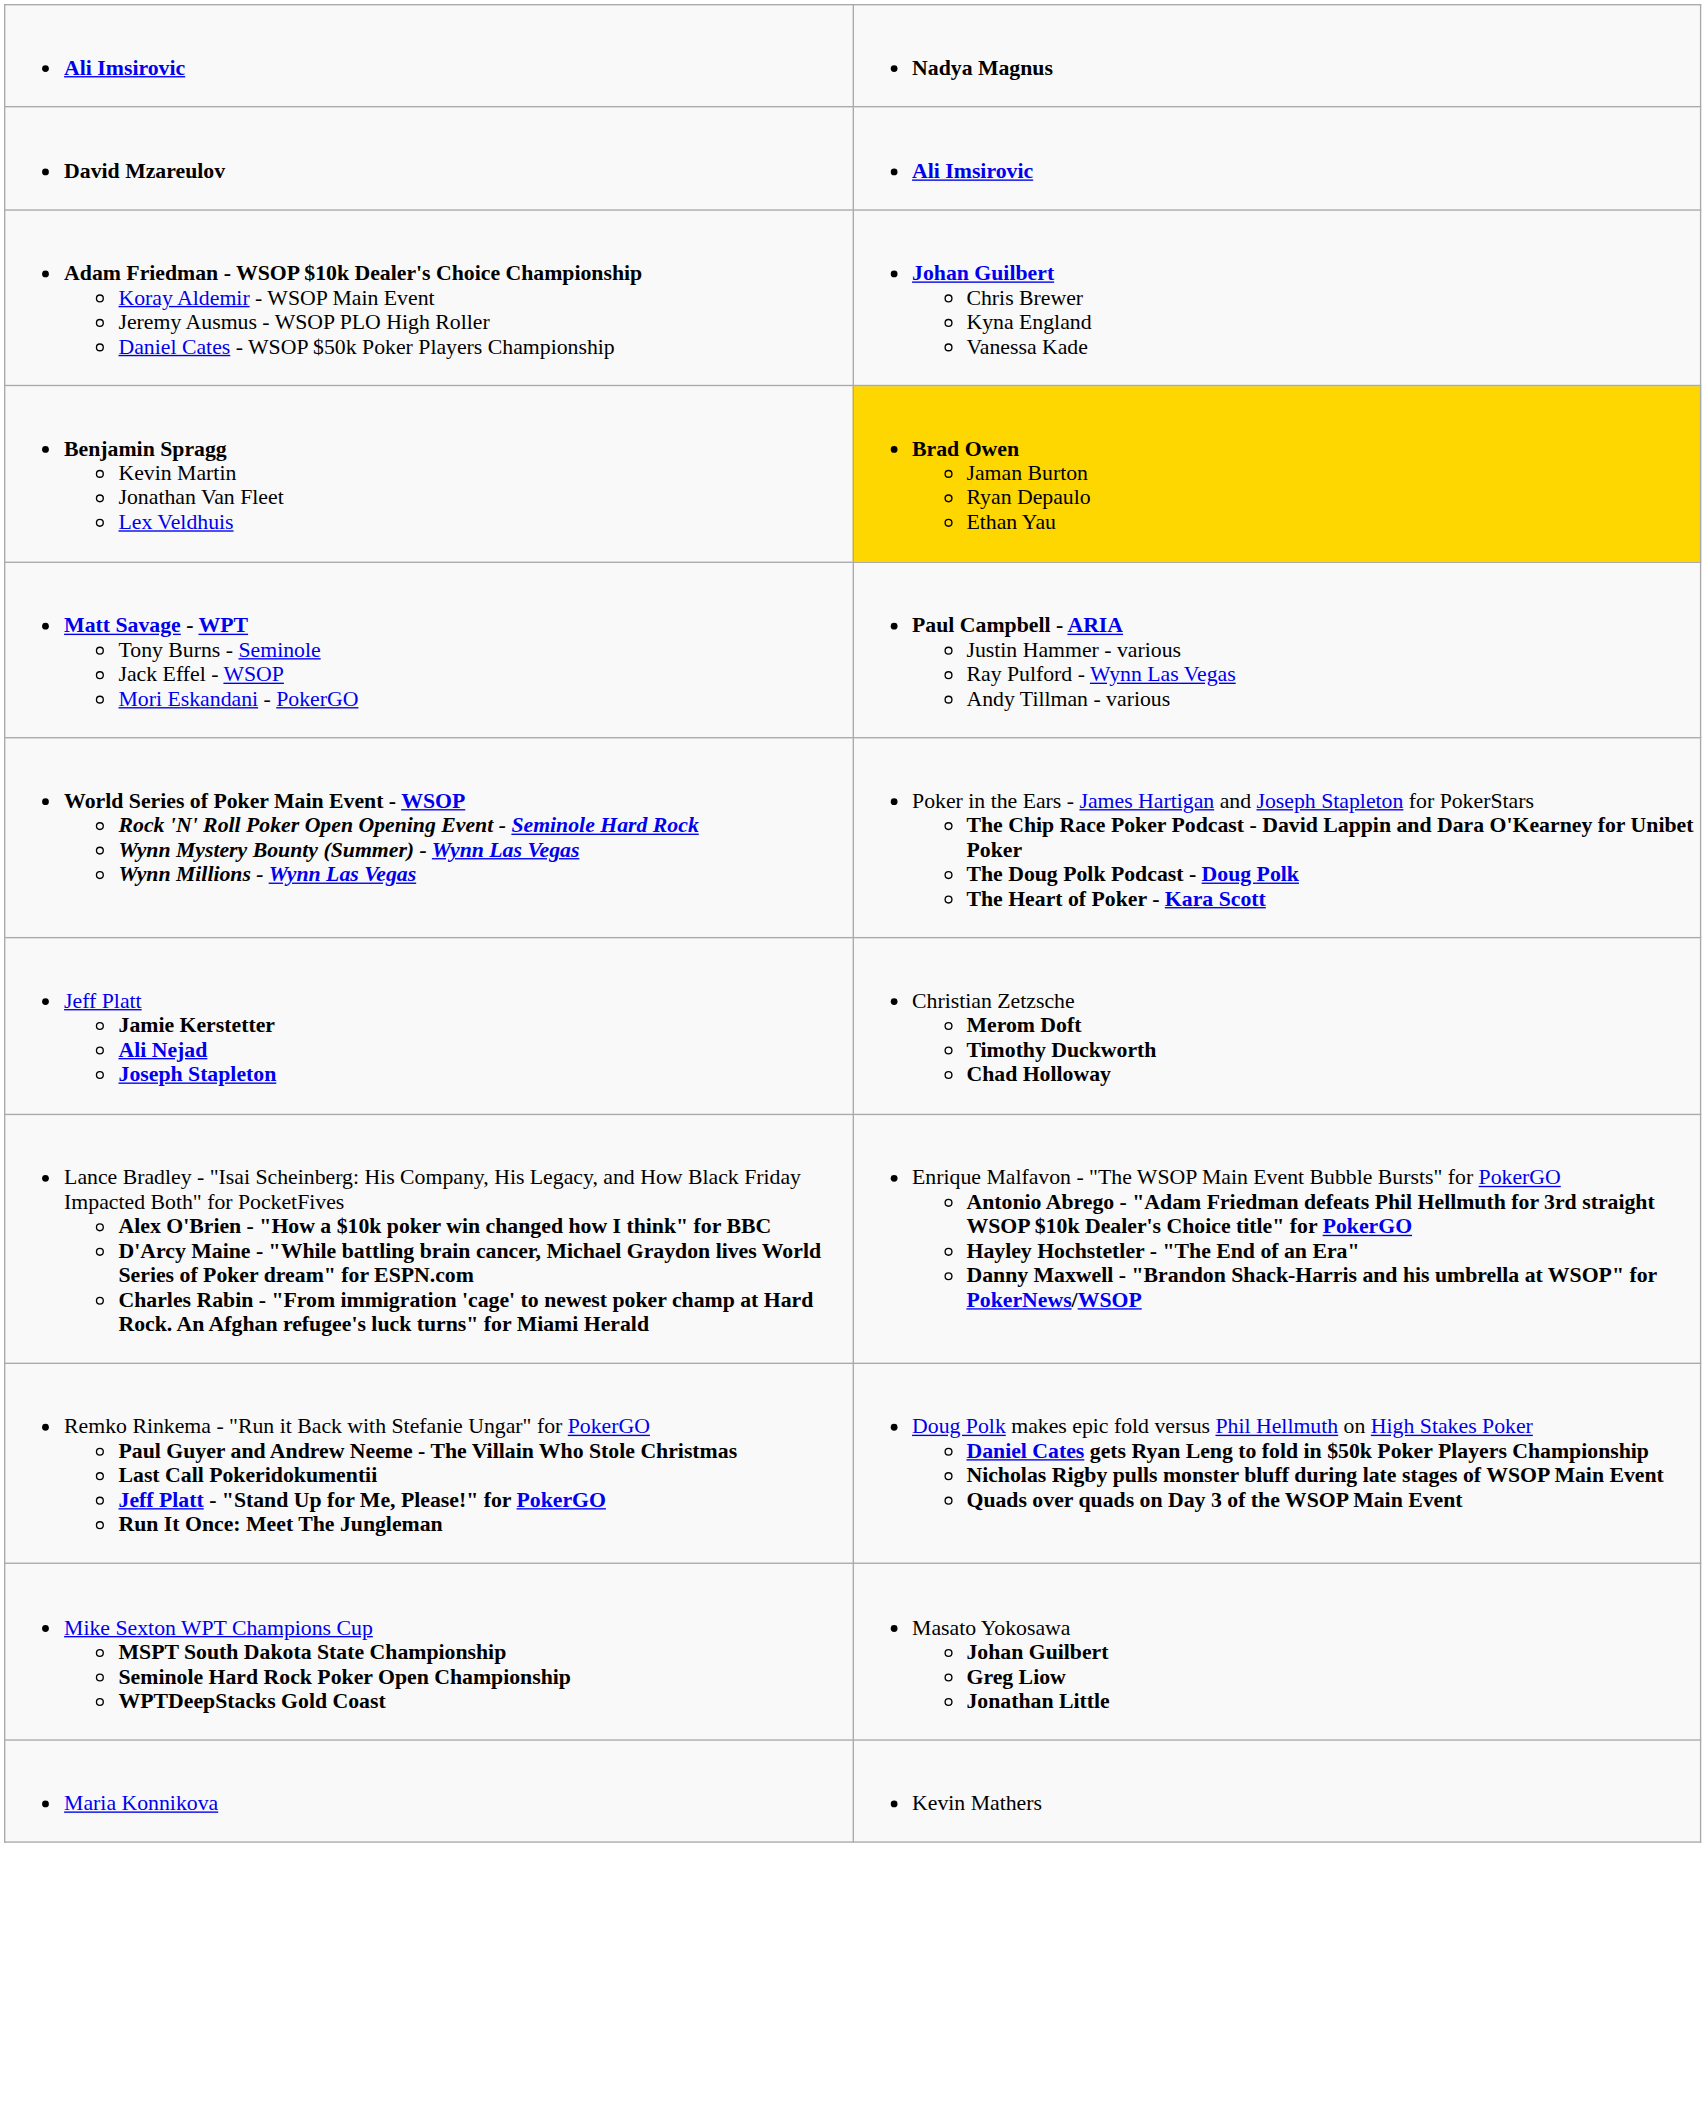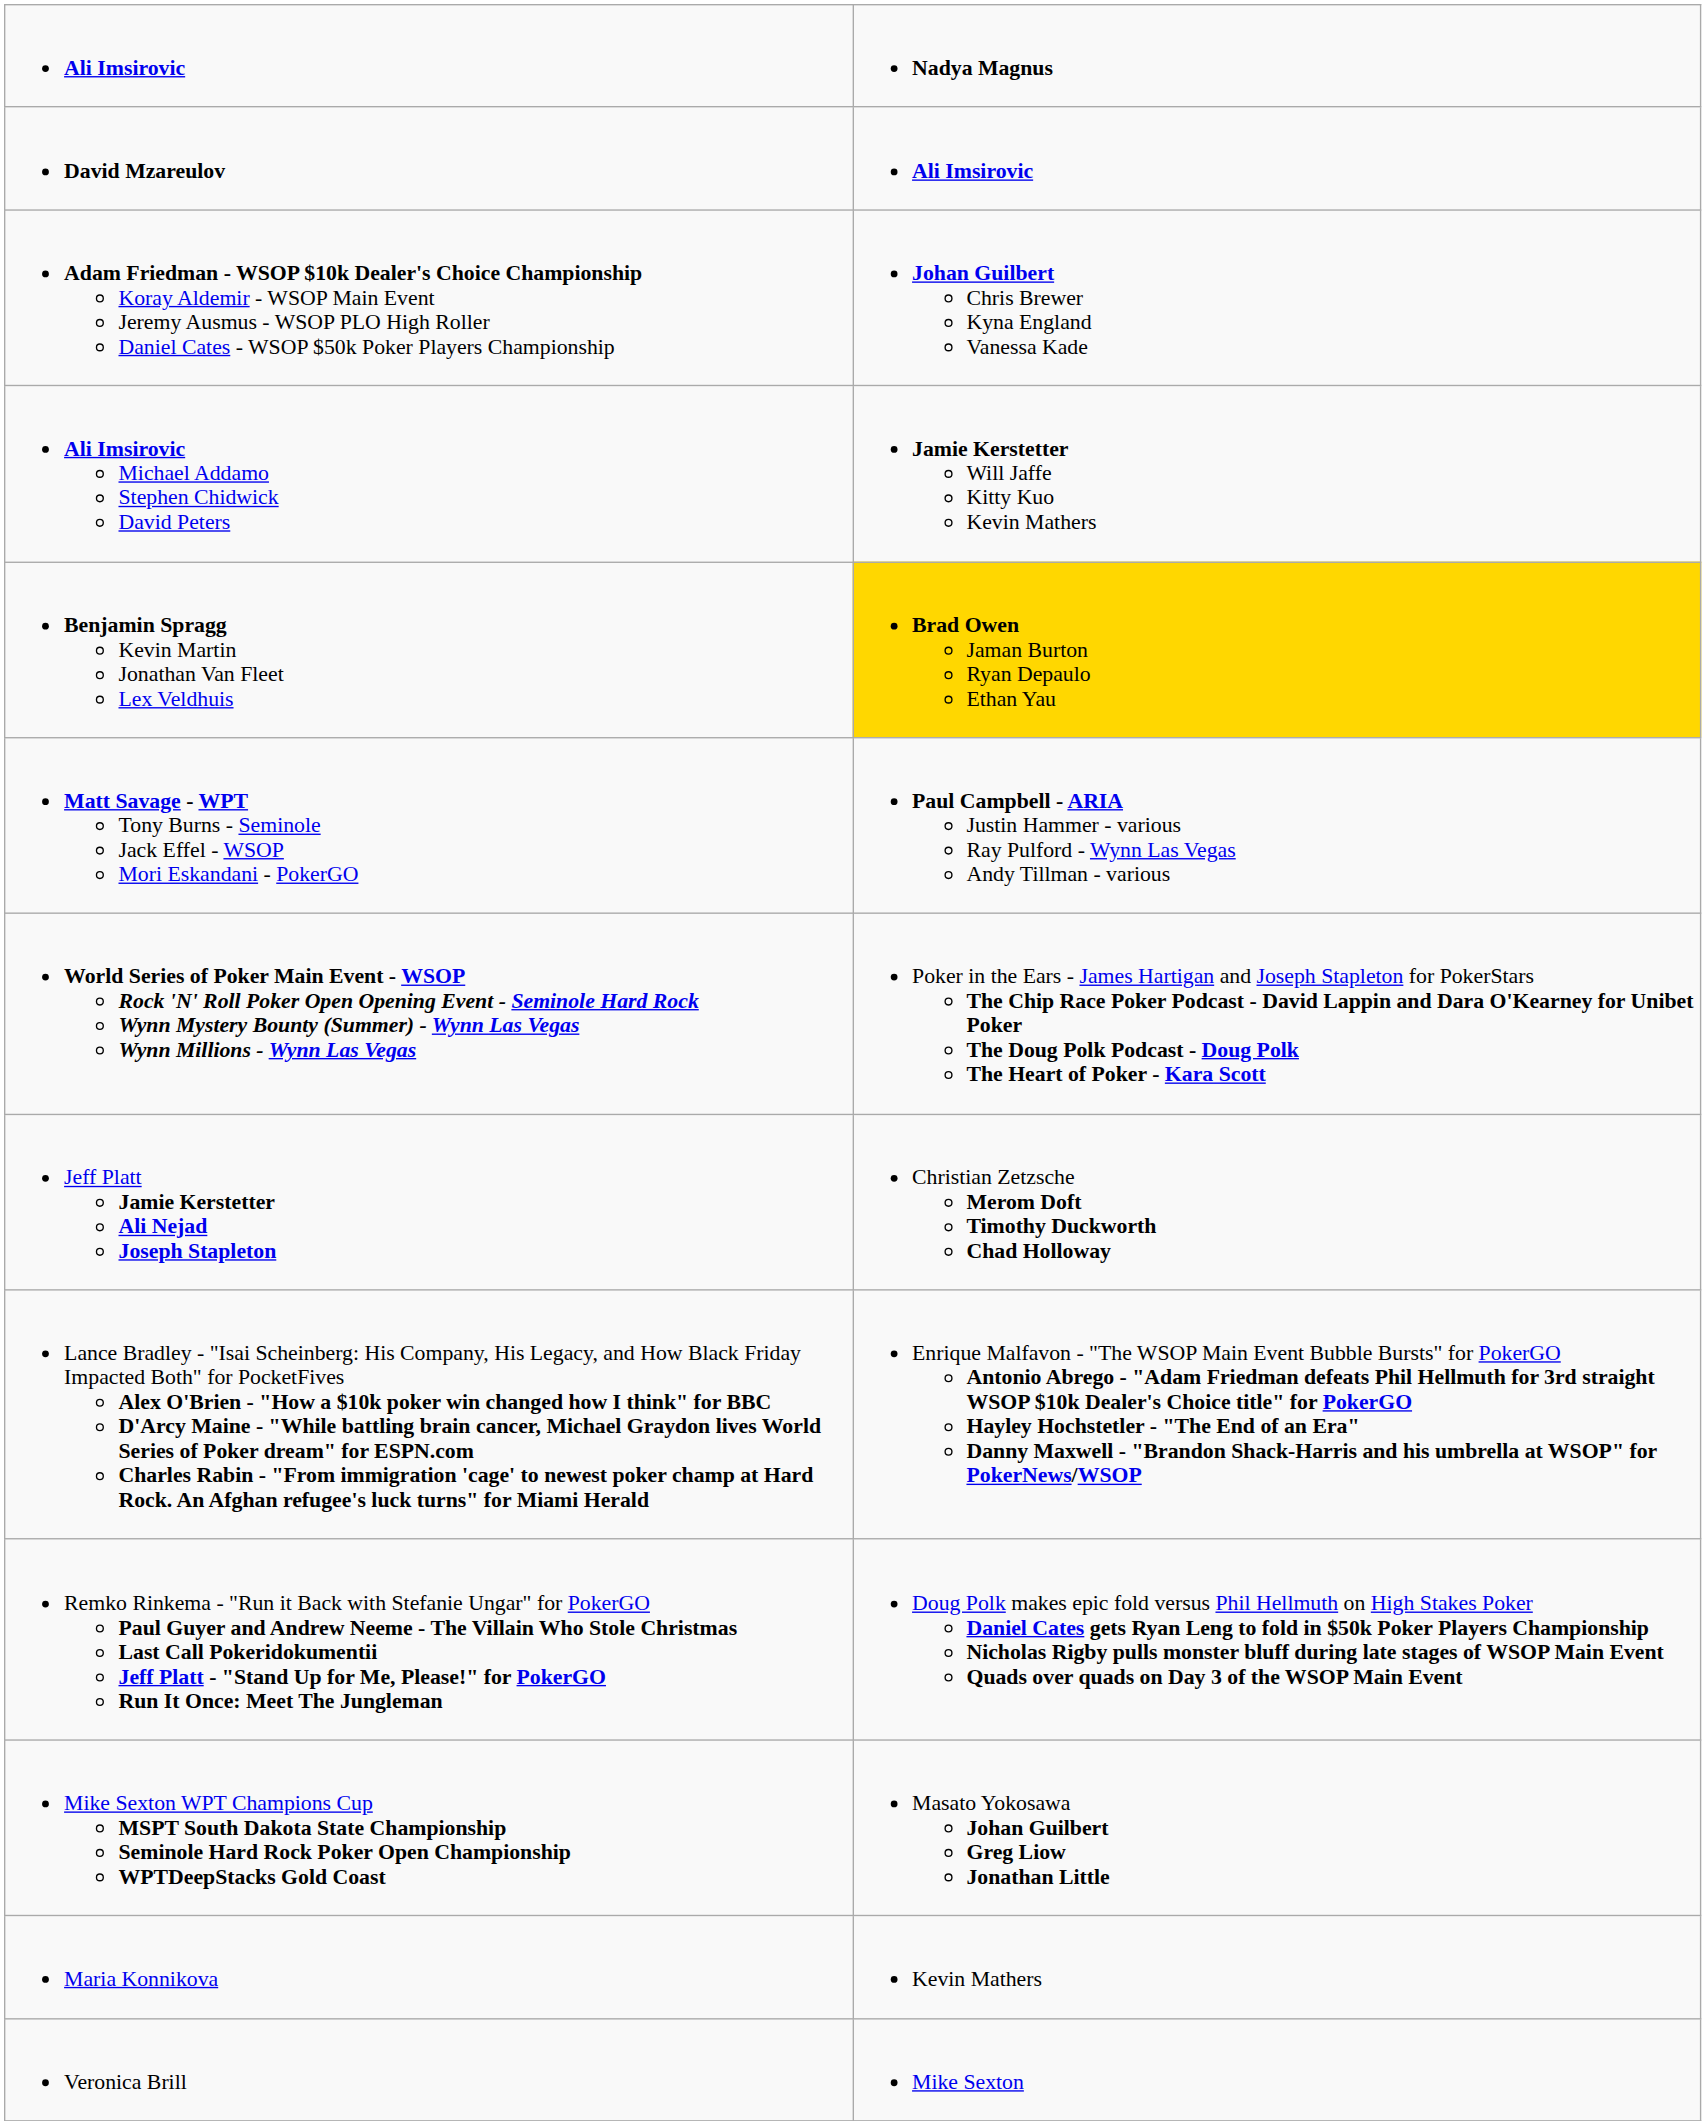+ row: (429, 486)
+ row: (429, 2082)
